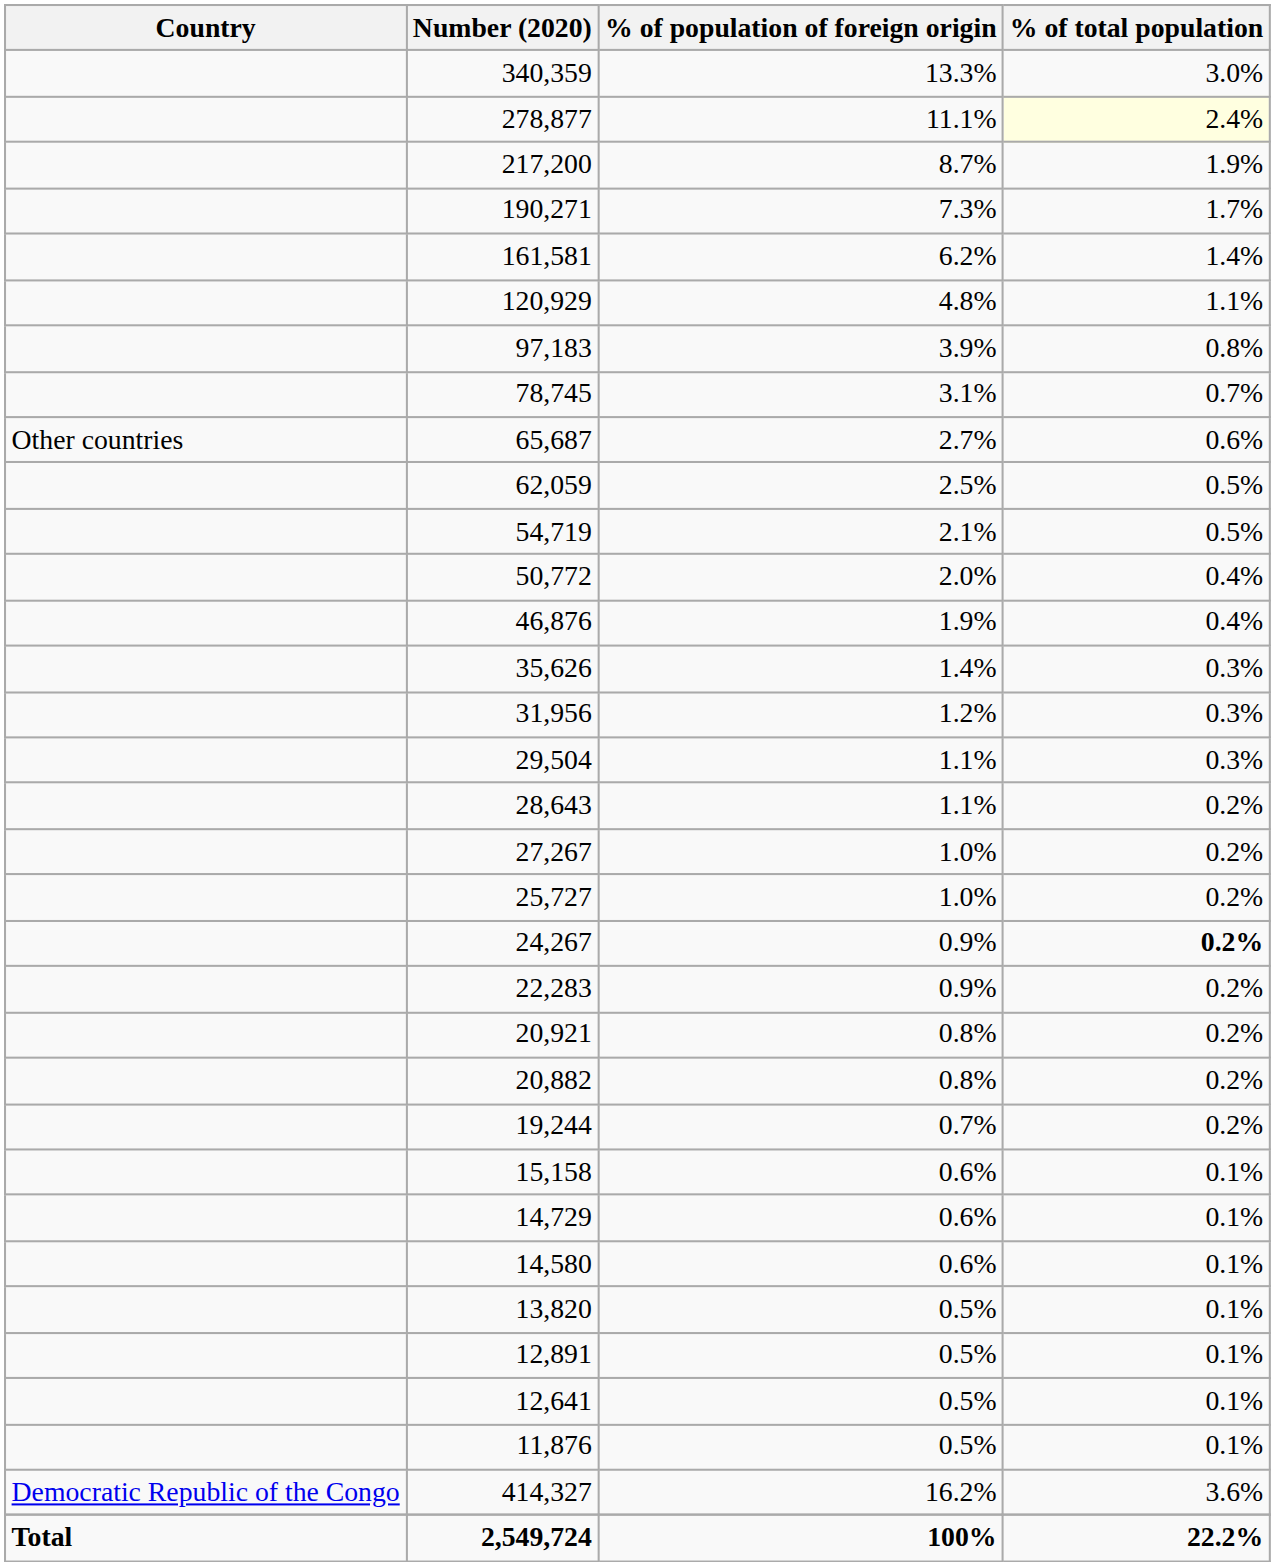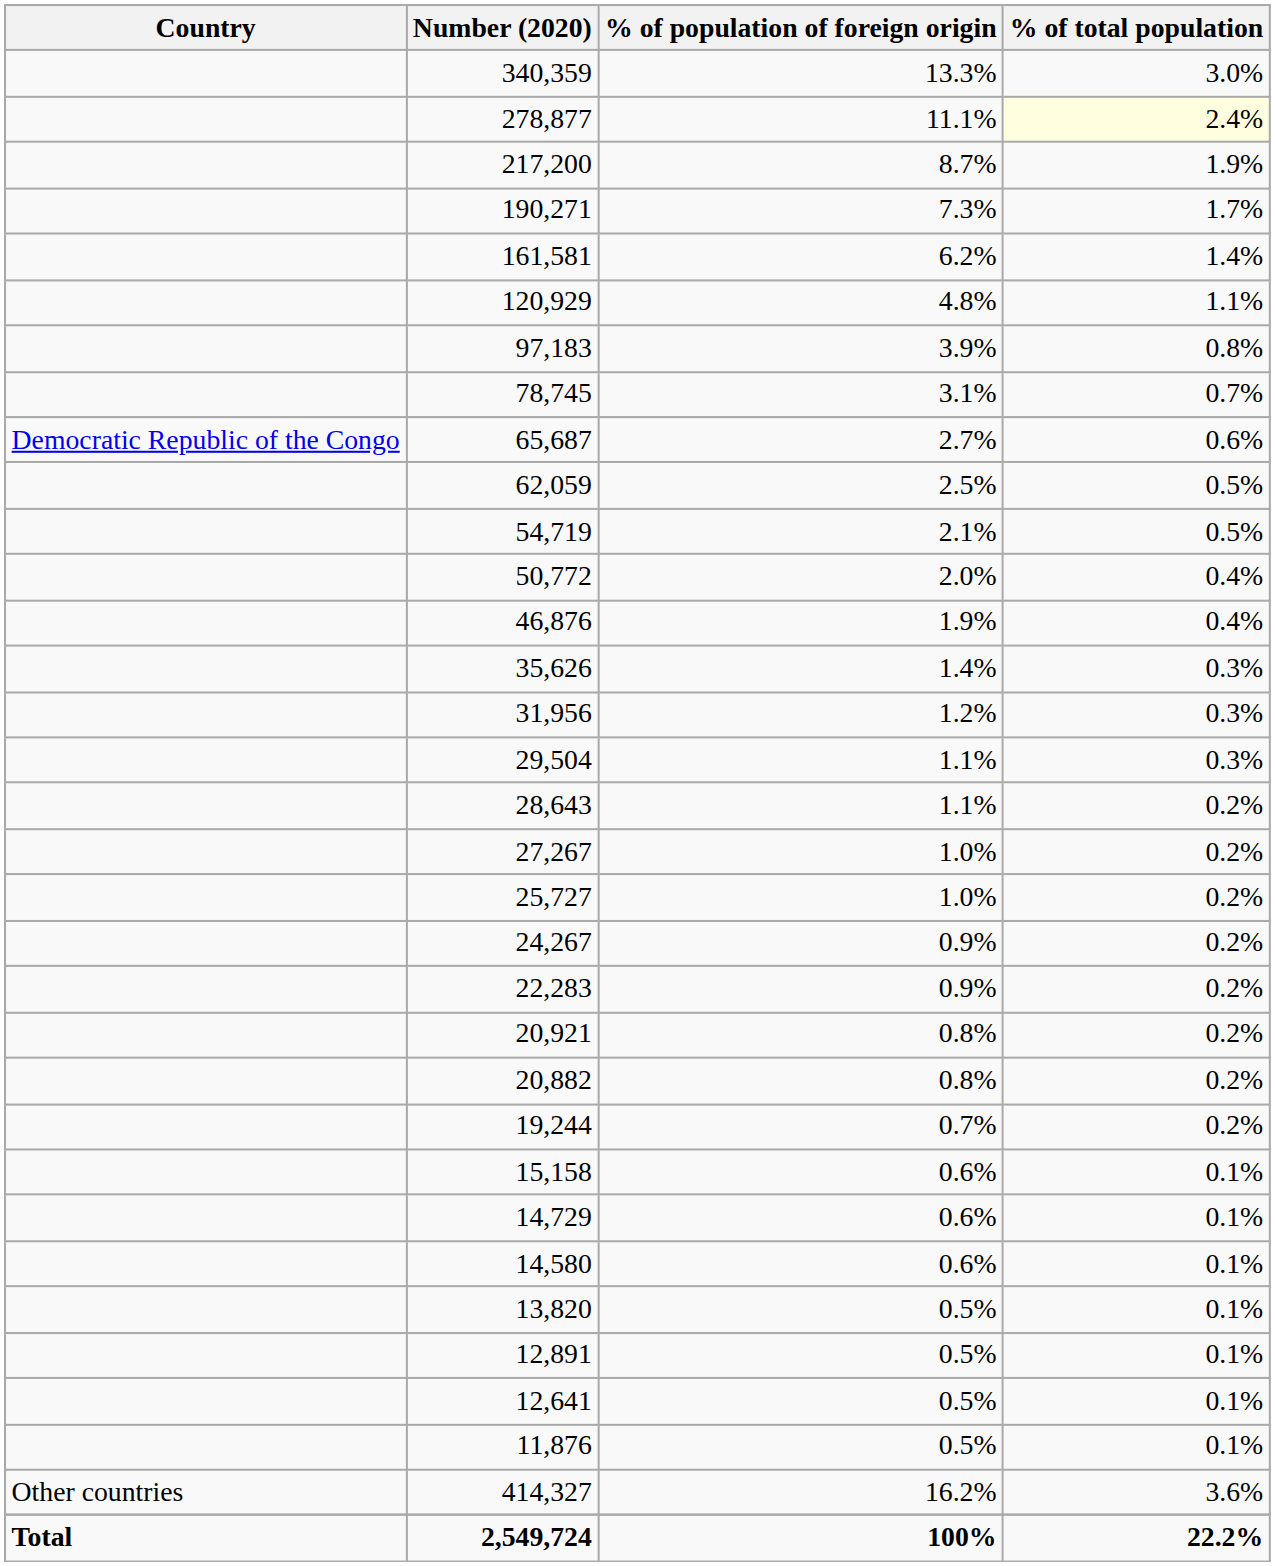(97, 438) Other countries -> (206, 438) Democratic Republic of the Congo
(1232, 942) bold -> (1234, 942) normal
(206, 1491) Democratic Republic of the Congo -> (97, 1491) Other countries
